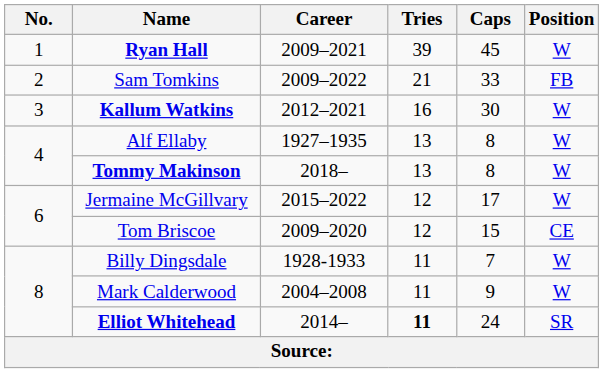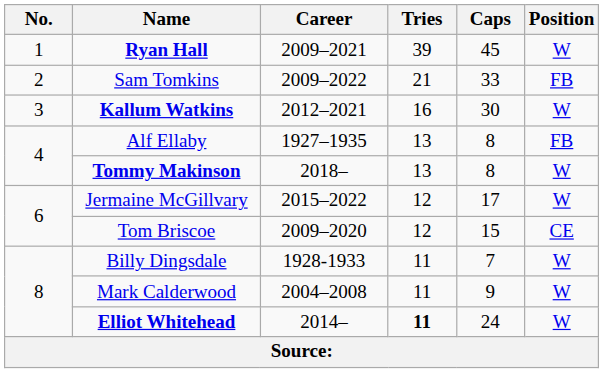(562, 140) W -> (562, 140) FB
(562, 321) SR -> (562, 321) W
